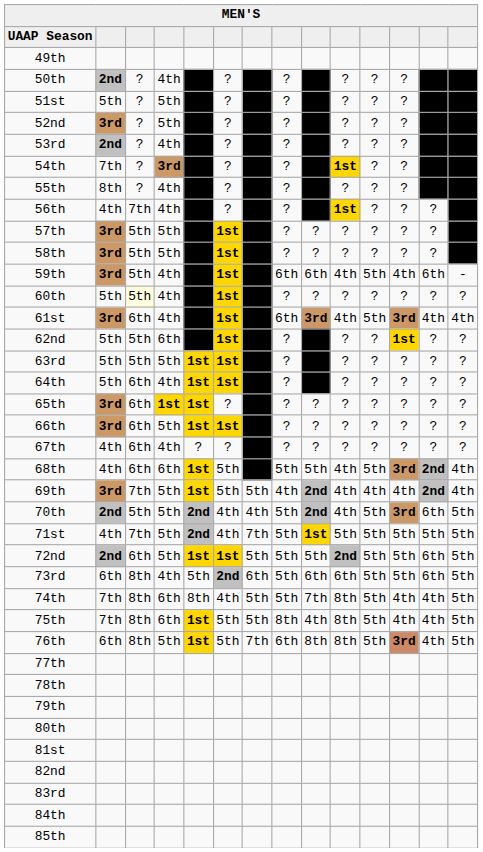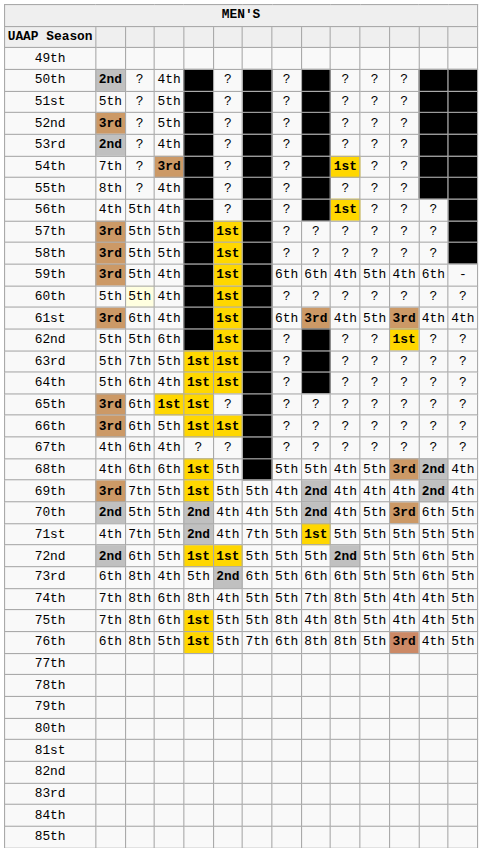(140, 210) 7th -> (140, 210) 5th
(140, 361) 5th -> (140, 361) 7th
